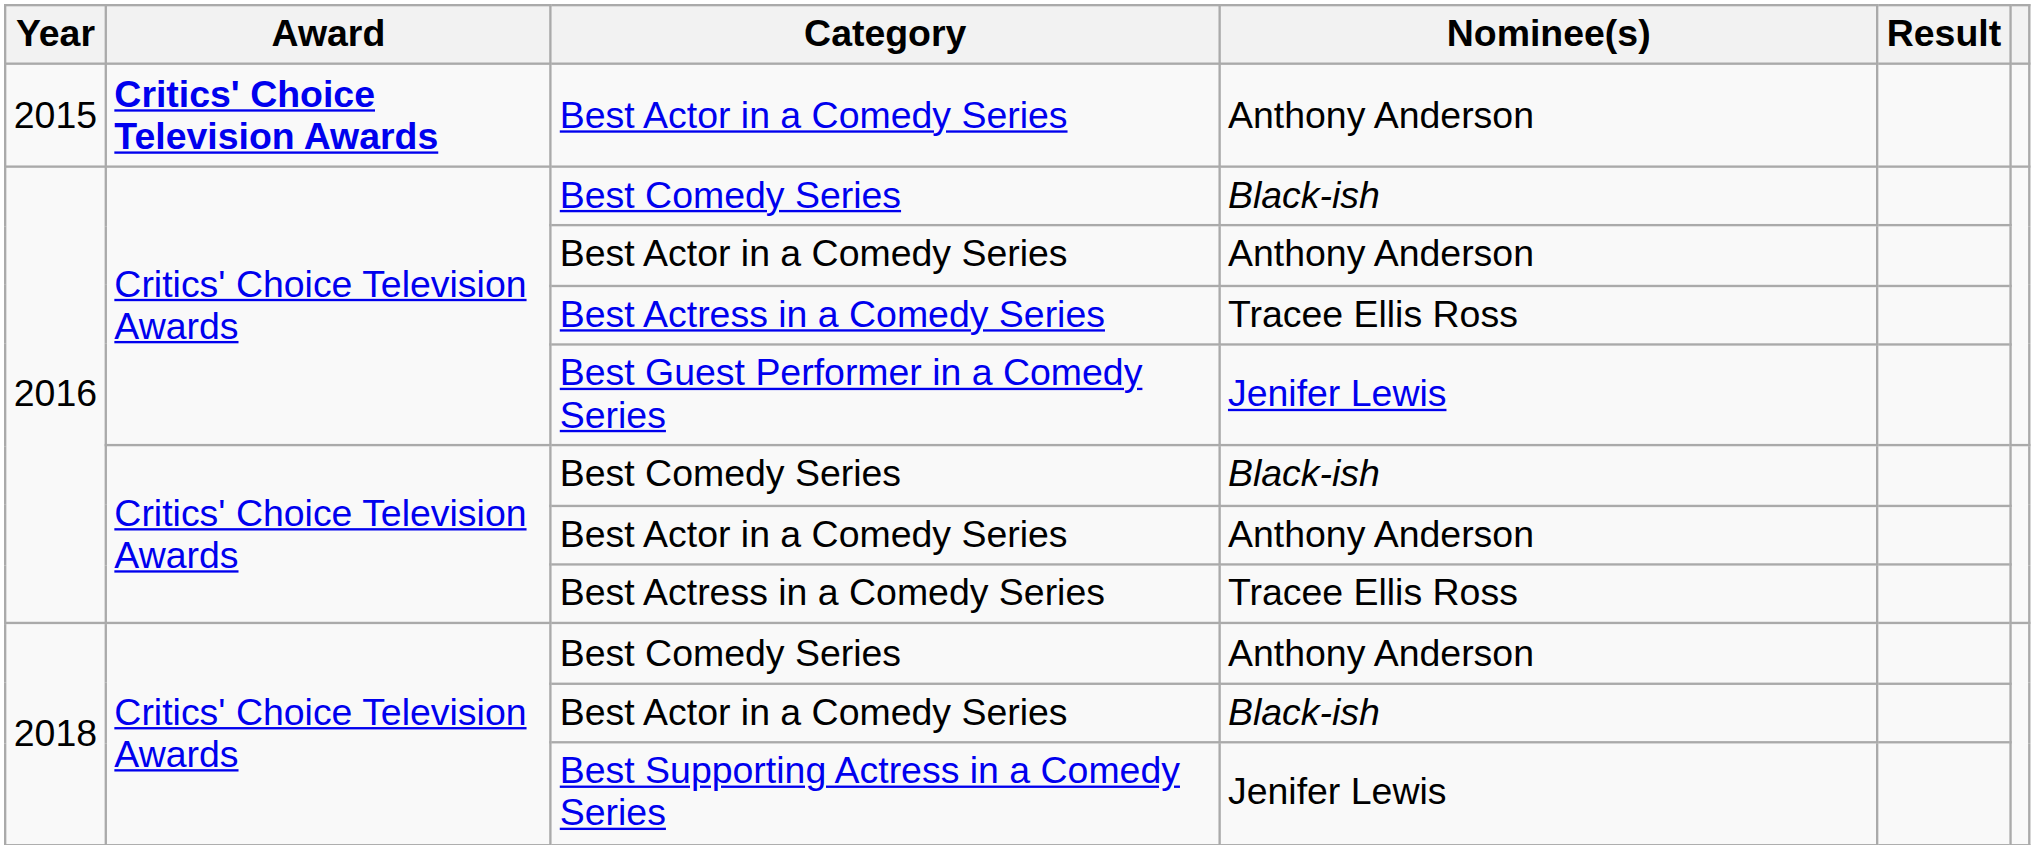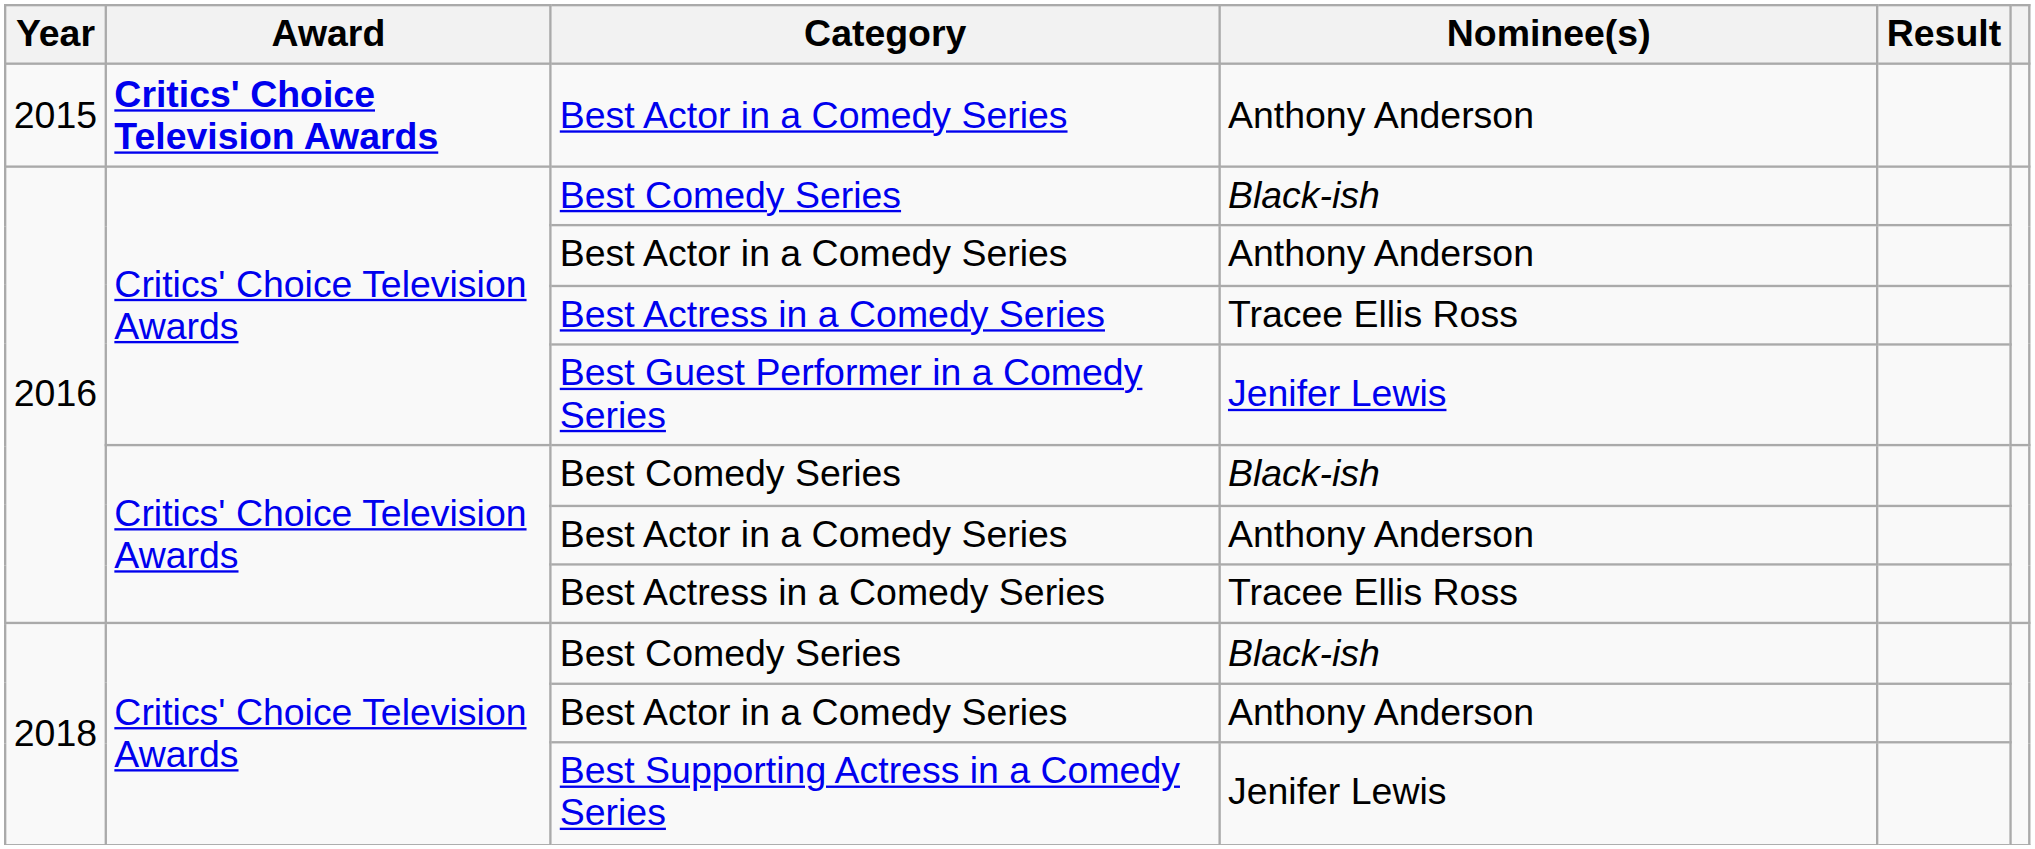(1381, 652) Anthony Anderson -> (1304, 652) Black-ish
(1304, 712) Black-ish -> (1381, 712) Anthony Anderson
